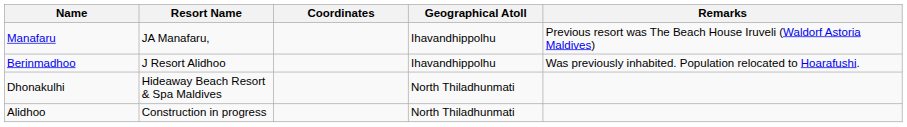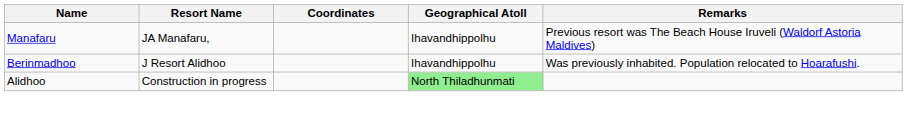- row: (36, 87)
(463, 112) no background -> (463, 81) lightgreen background
